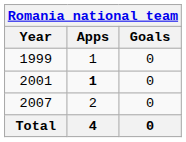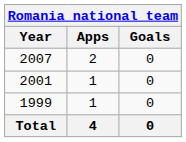rows swapped: (36, 60) <-> (36, 104)
(93, 82) bold -> (93, 82) normal
